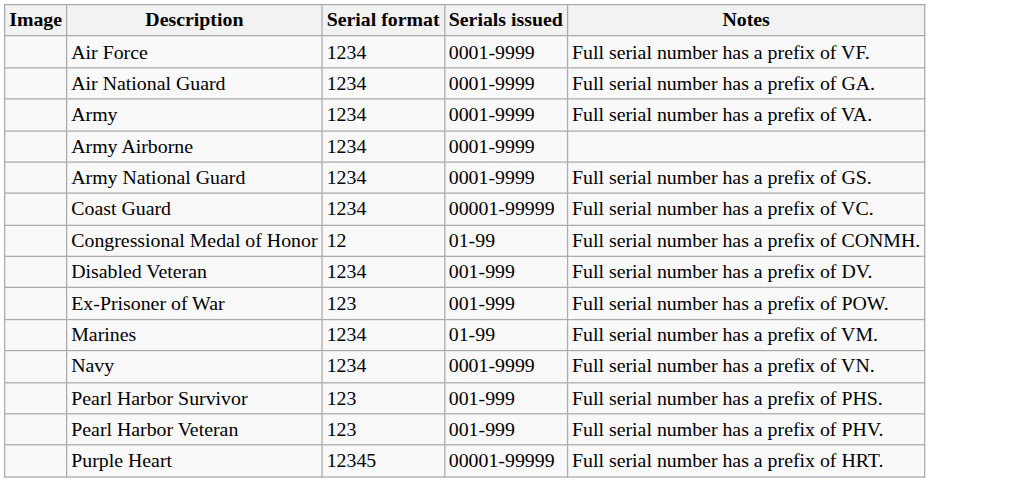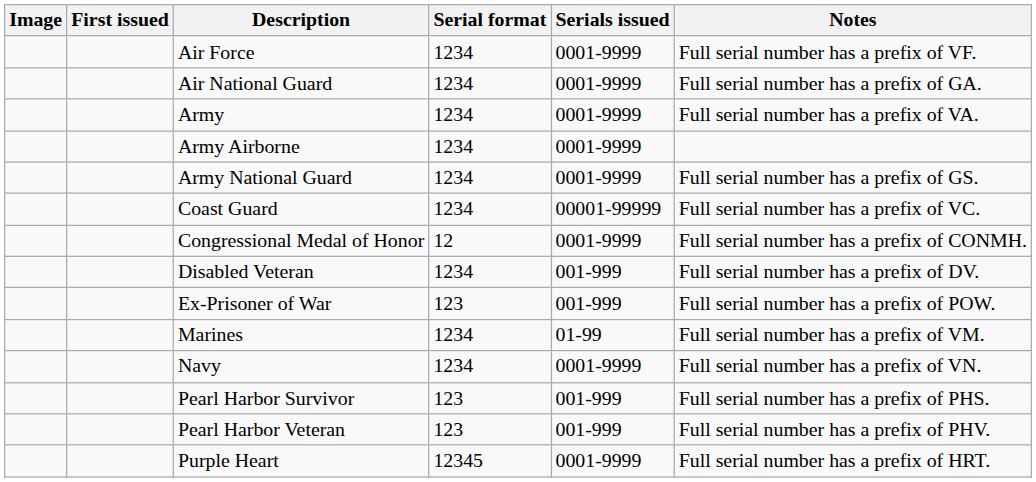+ column: (120, 20)
(472, 240) 01-99 -> (598, 240) 0001-9999
(502, 460) 00001-99999 -> (598, 460) 0001-9999
